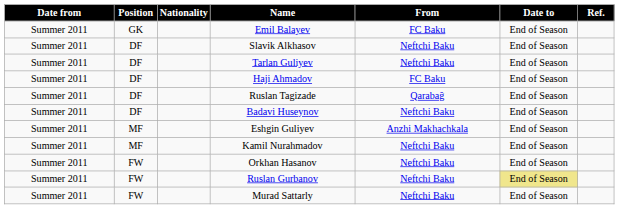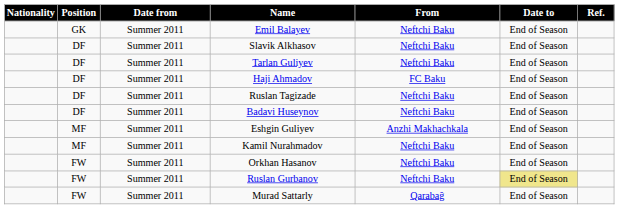columns swapped: (59, 13) <-> (184, 13)
(427, 29) FC Baku -> (427, 29) Neftchi Baku
(427, 96) Qarabağ -> (427, 96) Neftchi Baku
(427, 196) Neftchi Baku -> (427, 196) Qarabağ
